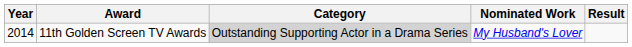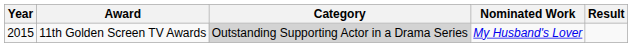(20, 33) 2014 -> (20, 33) 2015
